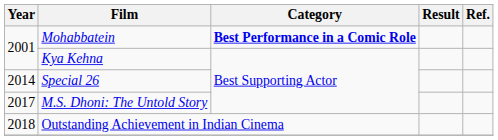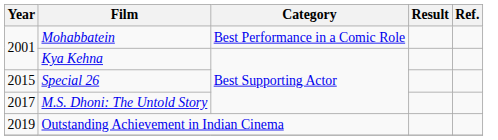(315, 37) bold -> (309, 37) normal
(21, 80) 2014 -> (21, 80) 2015
(21, 124) 2018 -> (21, 124) 2019
